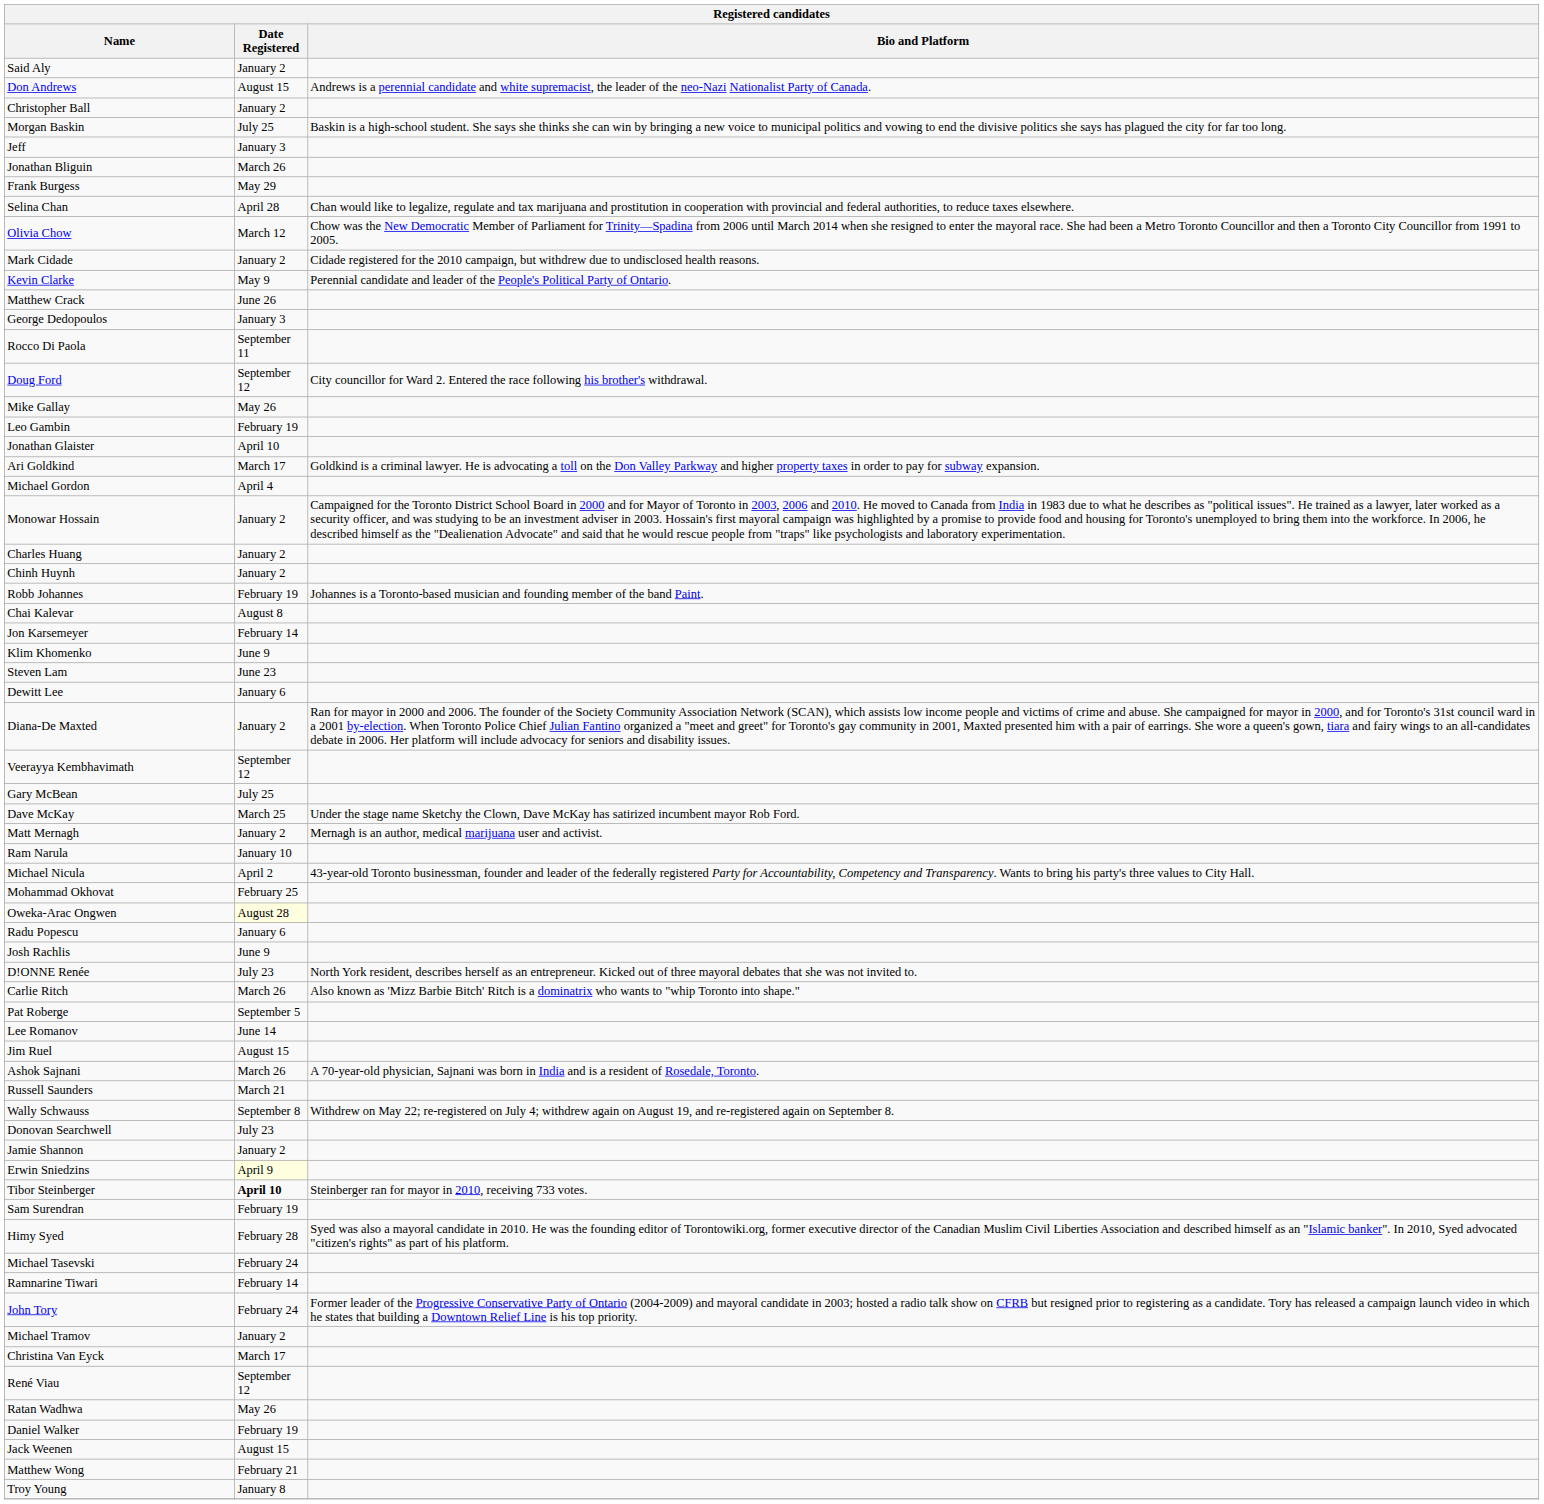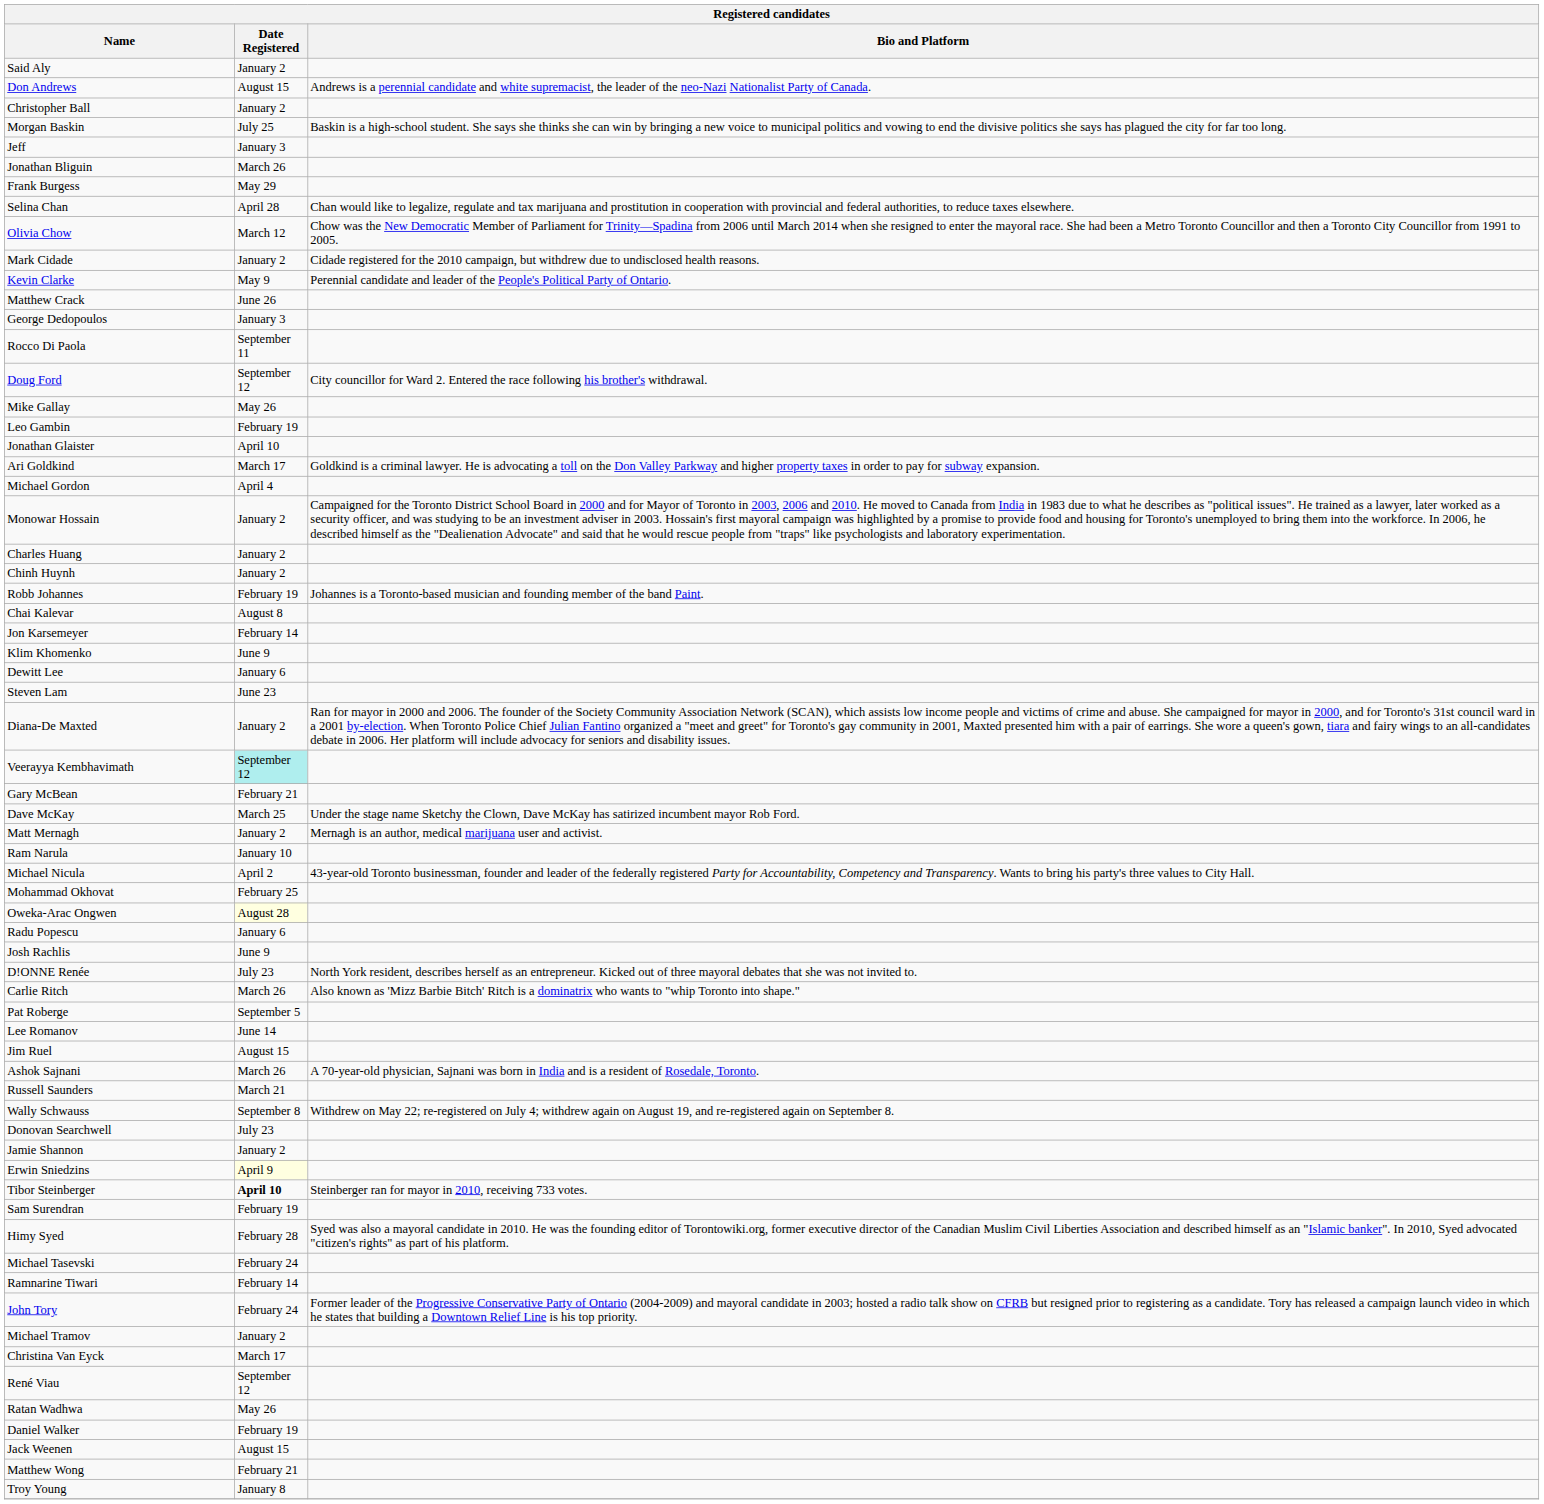rows swapped: (37, 672) <-> (35, 692)
(264, 767) no background -> (264, 767) paleturquoise background
(256, 793) July 25 -> (268, 793) February 21
